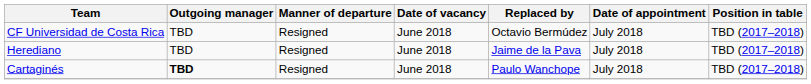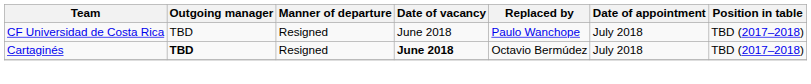(539, 32) Octavio Bermúdez -> (536, 32) Paulo Wanchope
- row: (34, 50)
(424, 69) normal -> (425, 50) bold
(536, 69) Paulo Wanchope -> (539, 50) Octavio Bermúdez
